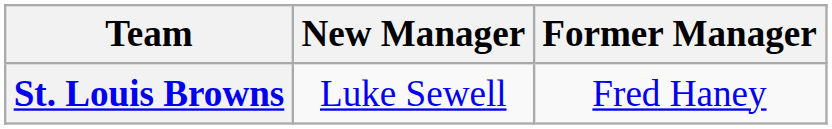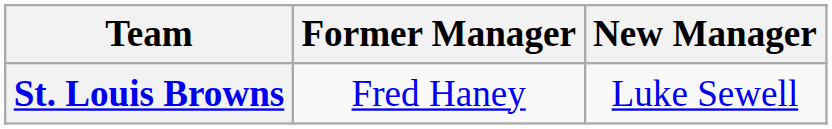columns swapped: (680, 33) <-> (413, 33)
